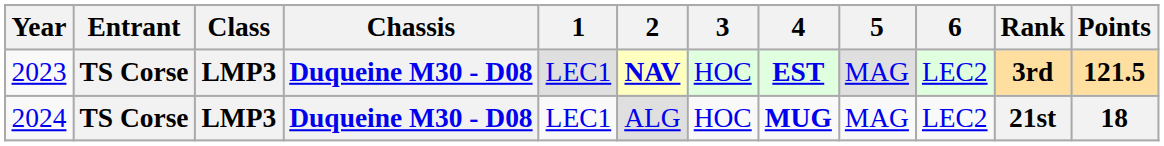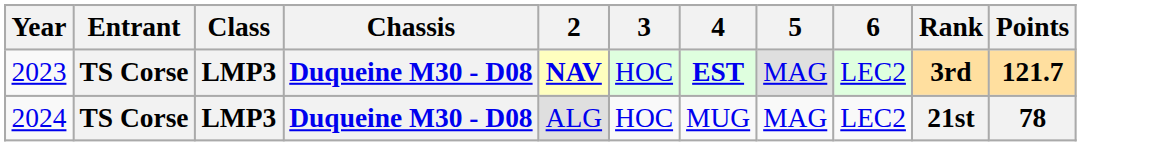- column: (578, 26)
(1114, 72) 121.5 -> (1033, 72) 121.7
(798, 117) bold -> (718, 117) normal
(1114, 117) 18 -> (1033, 117) 78
